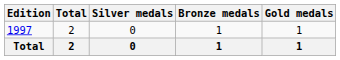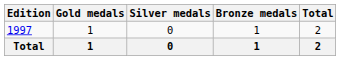columns swapped: (299, 13) <-> (71, 13)
